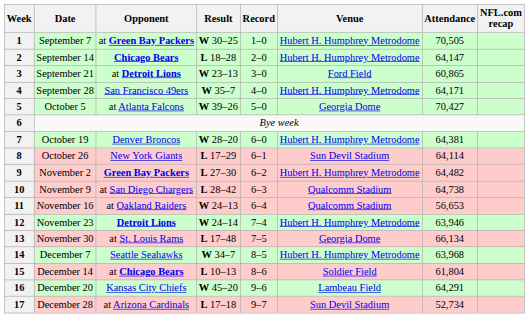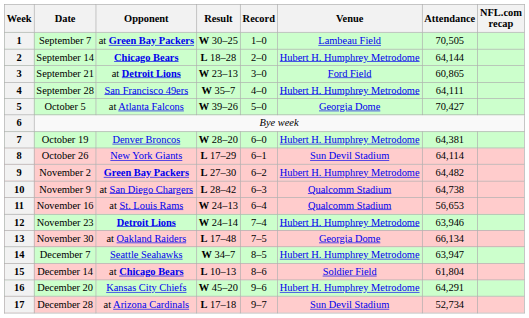(350, 40) Hubert H. Humphrey Metrodome -> (350, 40) Lambeau Field
(450, 57) 64,147 -> (450, 57) 64,144
(450, 90) 64,171 -> (450, 90) 64,111
(146, 205) at Oakland Raiders -> (146, 205) at St. Louis Rams
(146, 238) at St. Louis Rams -> (146, 238) at Oakland Raiders
(450, 255) 63,968 -> (450, 255) 63,947
(350, 288) Lambeau Field -> (350, 288) Hubert H. Humphrey Metrodome
